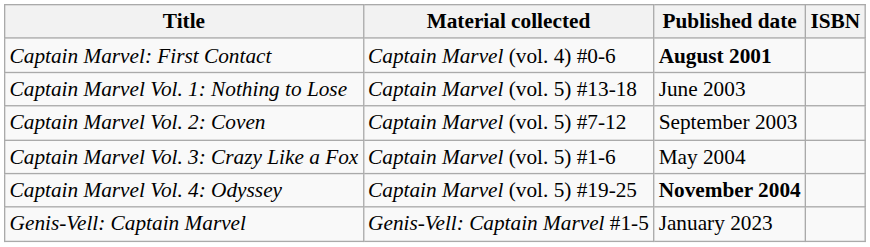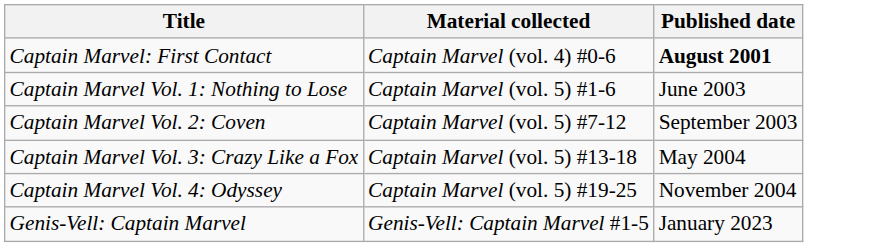- column: (835, 21)
(503, 88) Captain Marvel (vol. 5) #13-18 -> (492, 88) Captain Marvel (vol. 5) #1-6
(492, 156) Captain Marvel (vol. 5) #1-6 -> (503, 156) Captain Marvel (vol. 5) #13-18
(730, 190) bold -> (727, 190) normal
